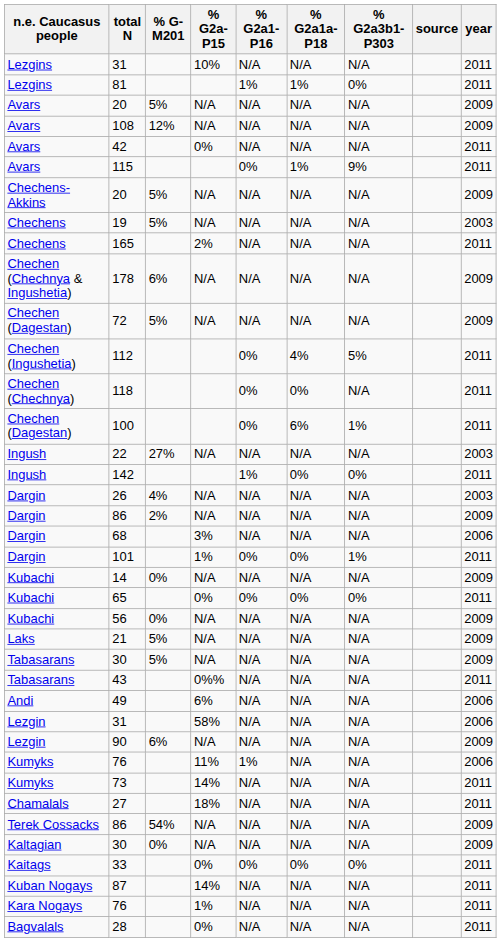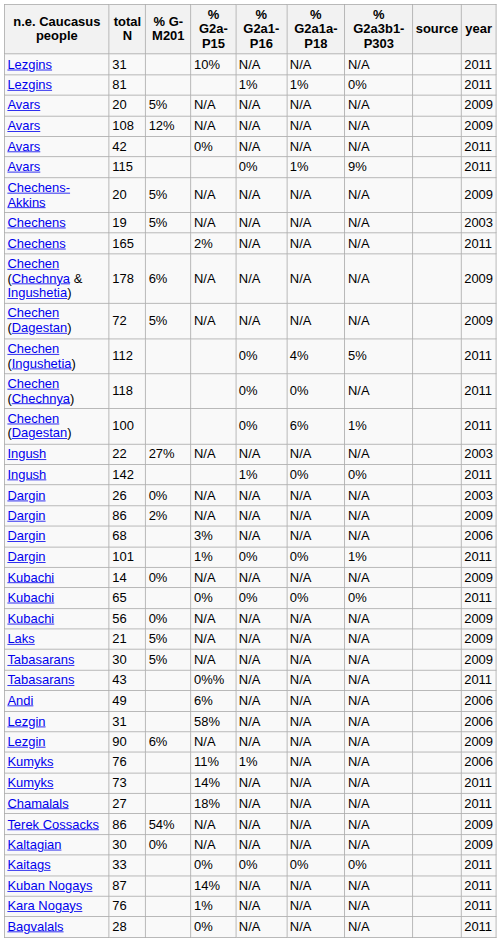(158, 495) 4% -> (158, 495) 0%
